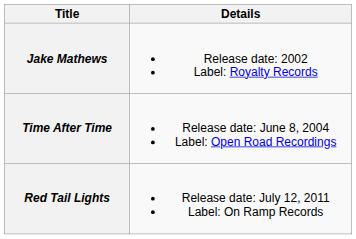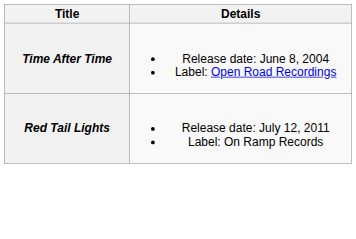- row: (67, 58)
